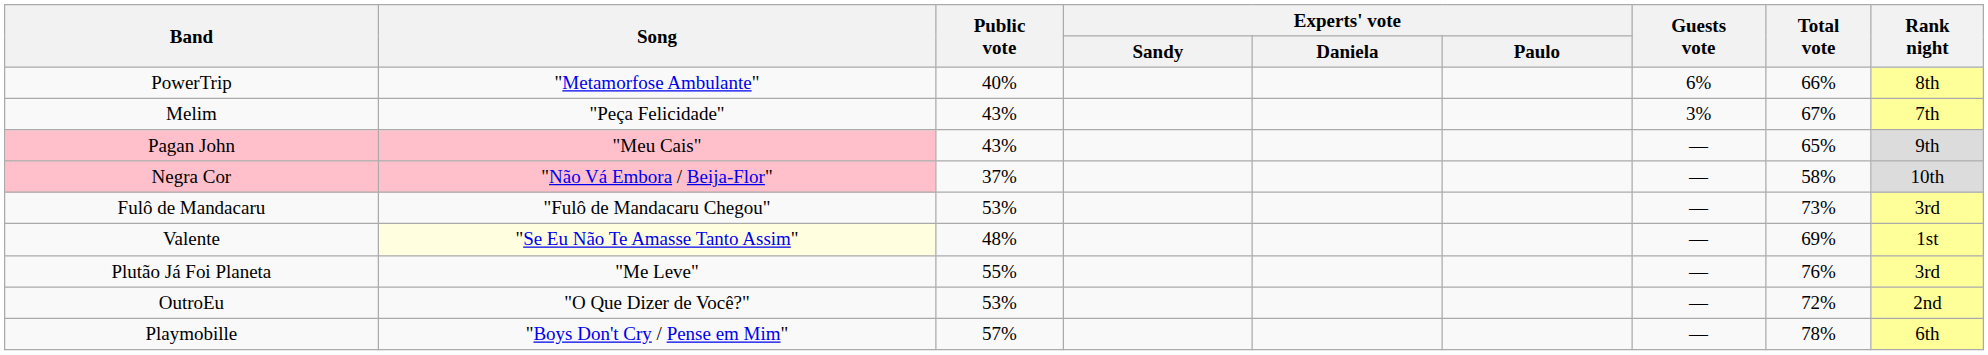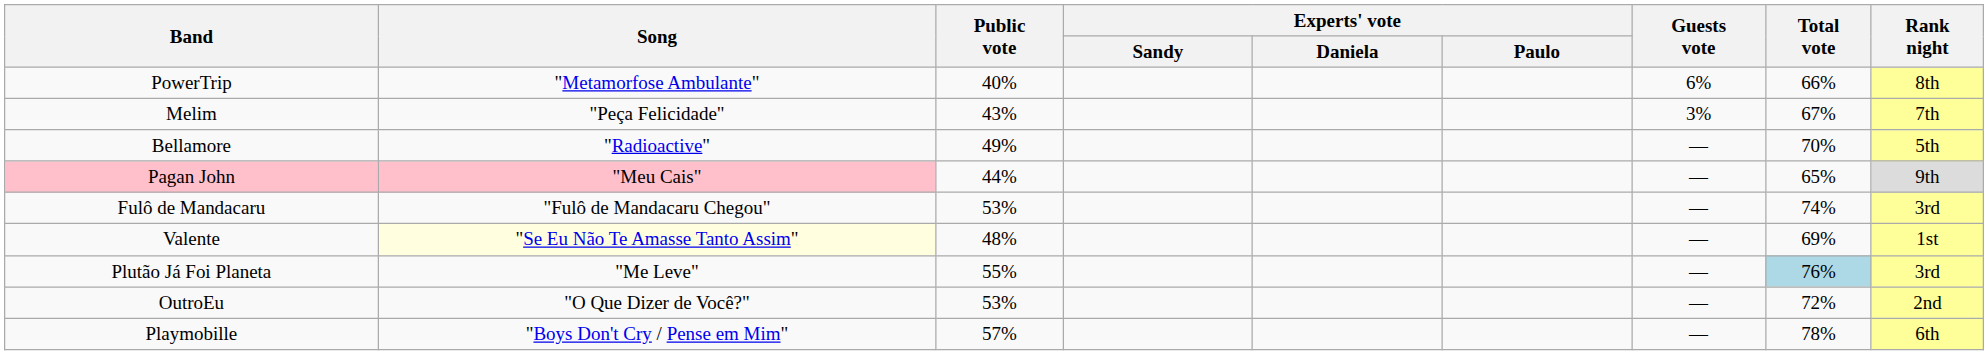+ row: (191, 145)
(999, 145) 43% -> (999, 176) 44%
- row: (191, 176)
(1819, 208) 73% -> (1819, 208) 74%
(1819, 270) no background -> (1819, 270) lightblue background
